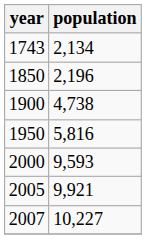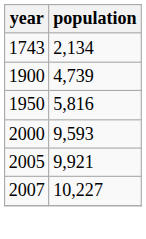- row: (27, 76)
(74, 104) 4,738 -> (74, 76) 4,739
